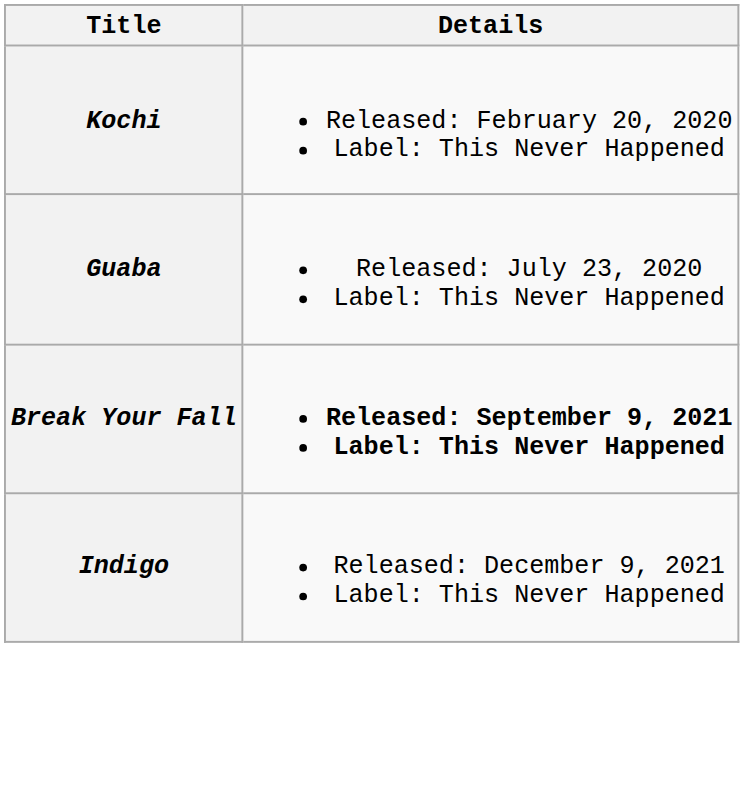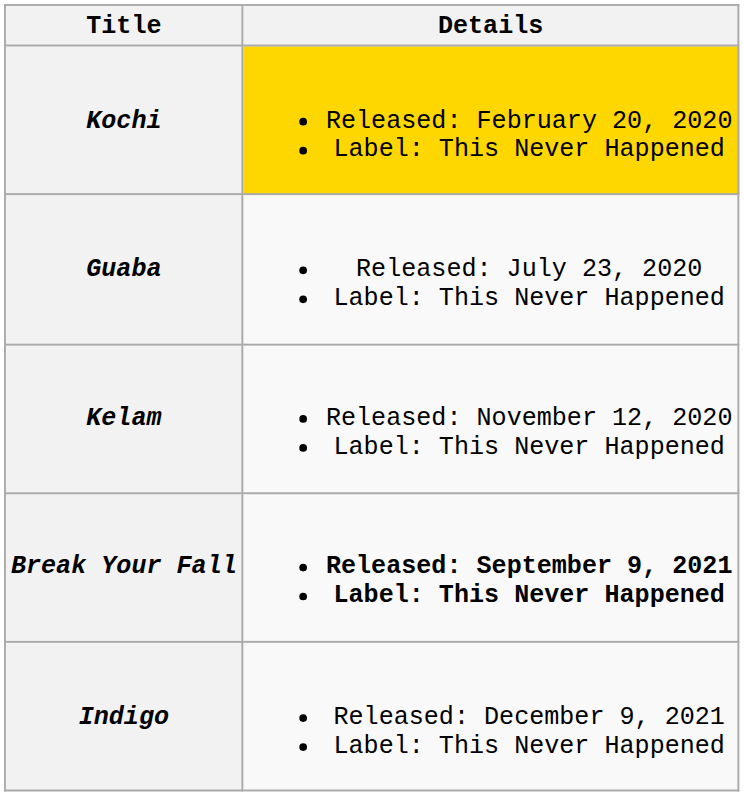(491, 135) no background -> (491, 135) gold background
+ row: (124, 418)
